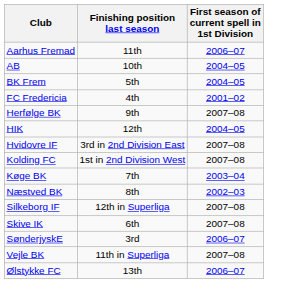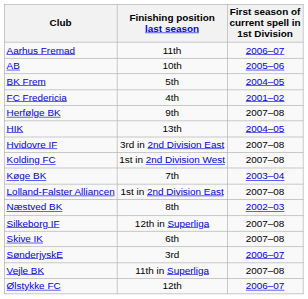(225, 66) 2004–05 -> (265, 66) 2005–06
(132, 129) 12th -> (172, 129) 13th
+ row: (61, 192)
(132, 270) 13th -> (172, 286) 12th
